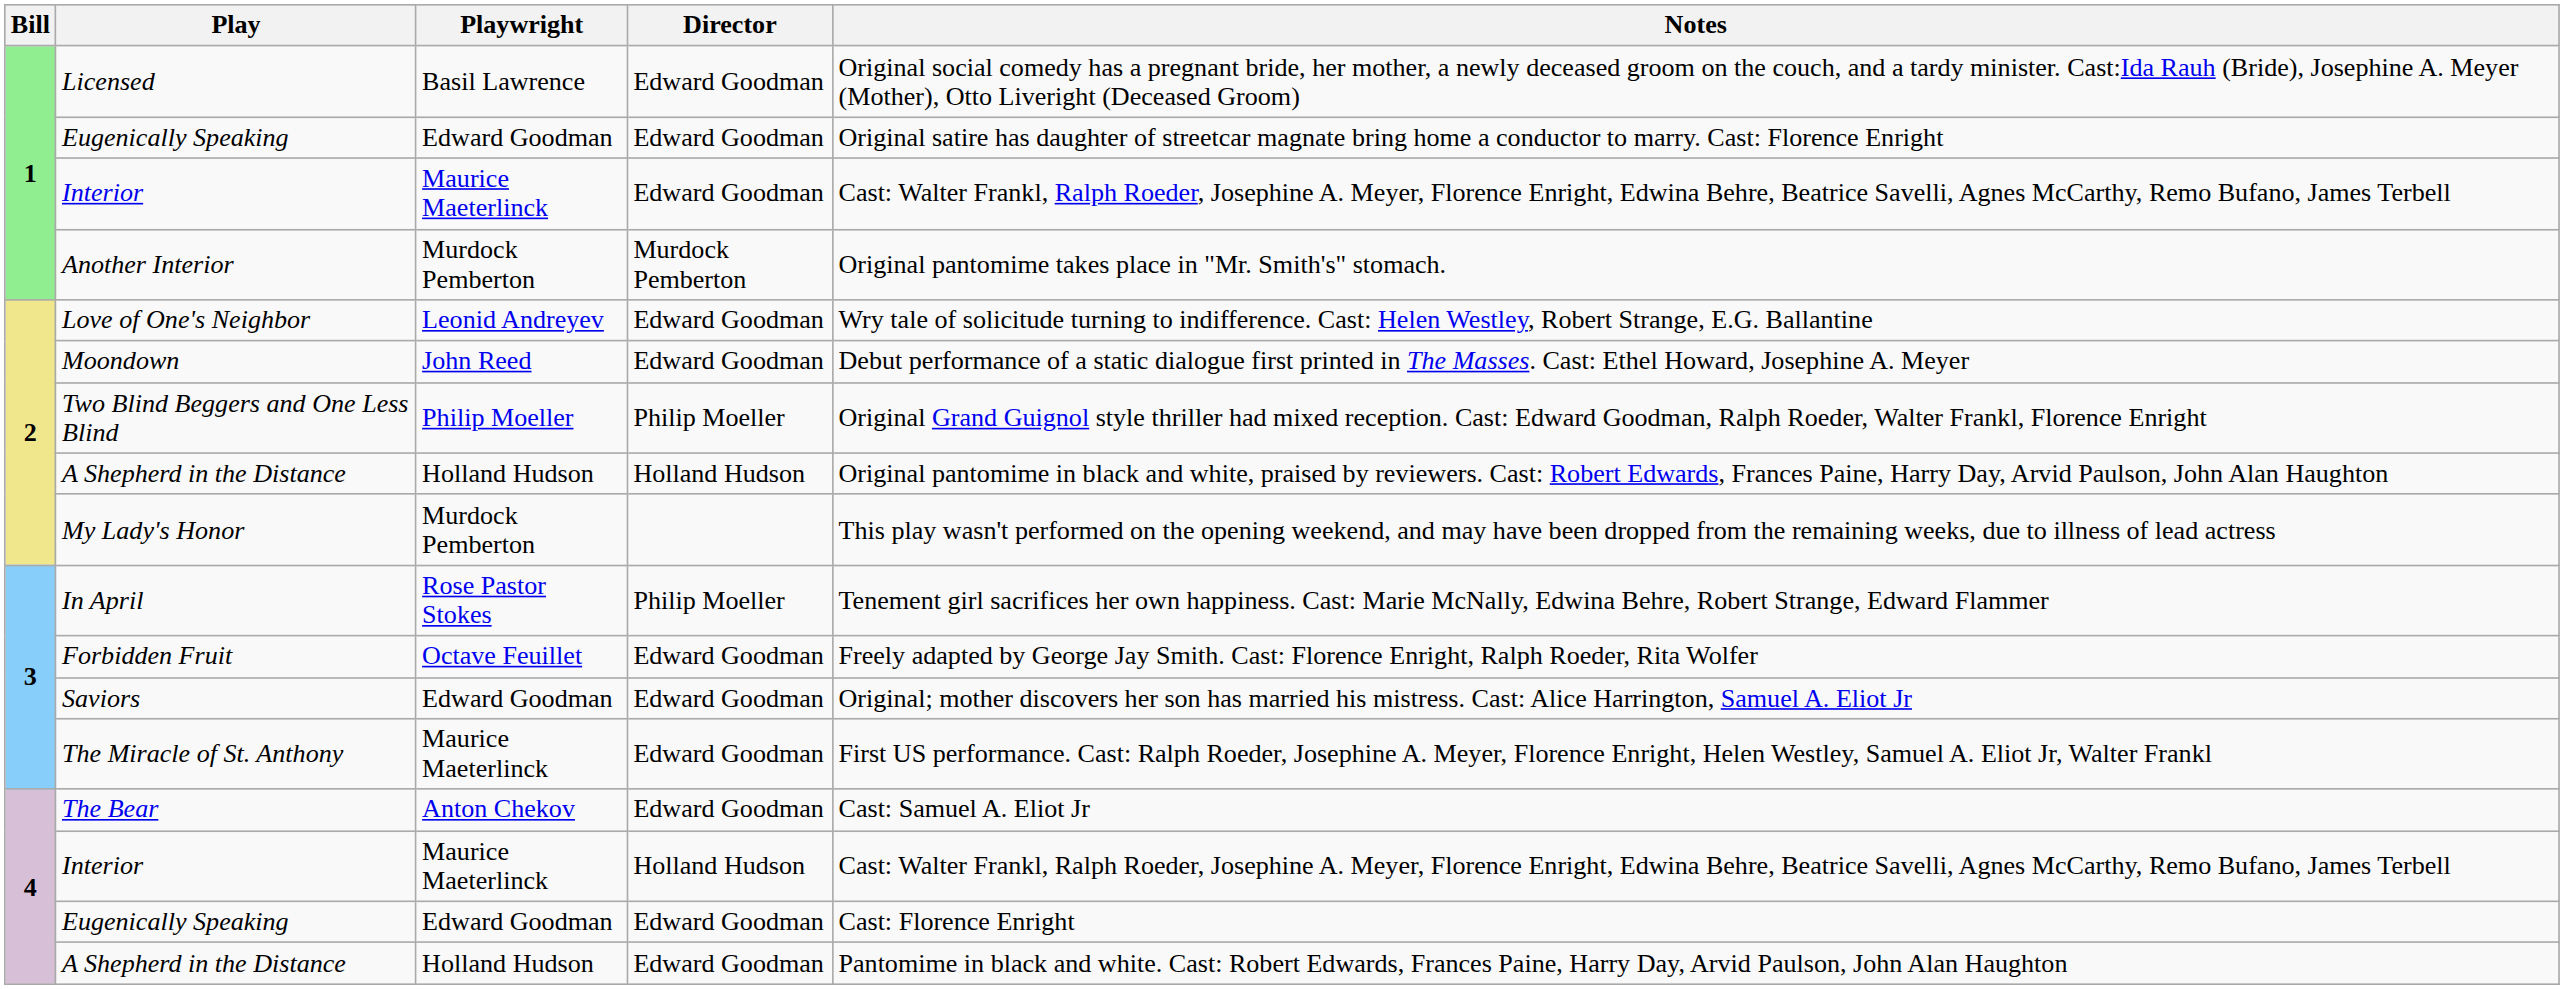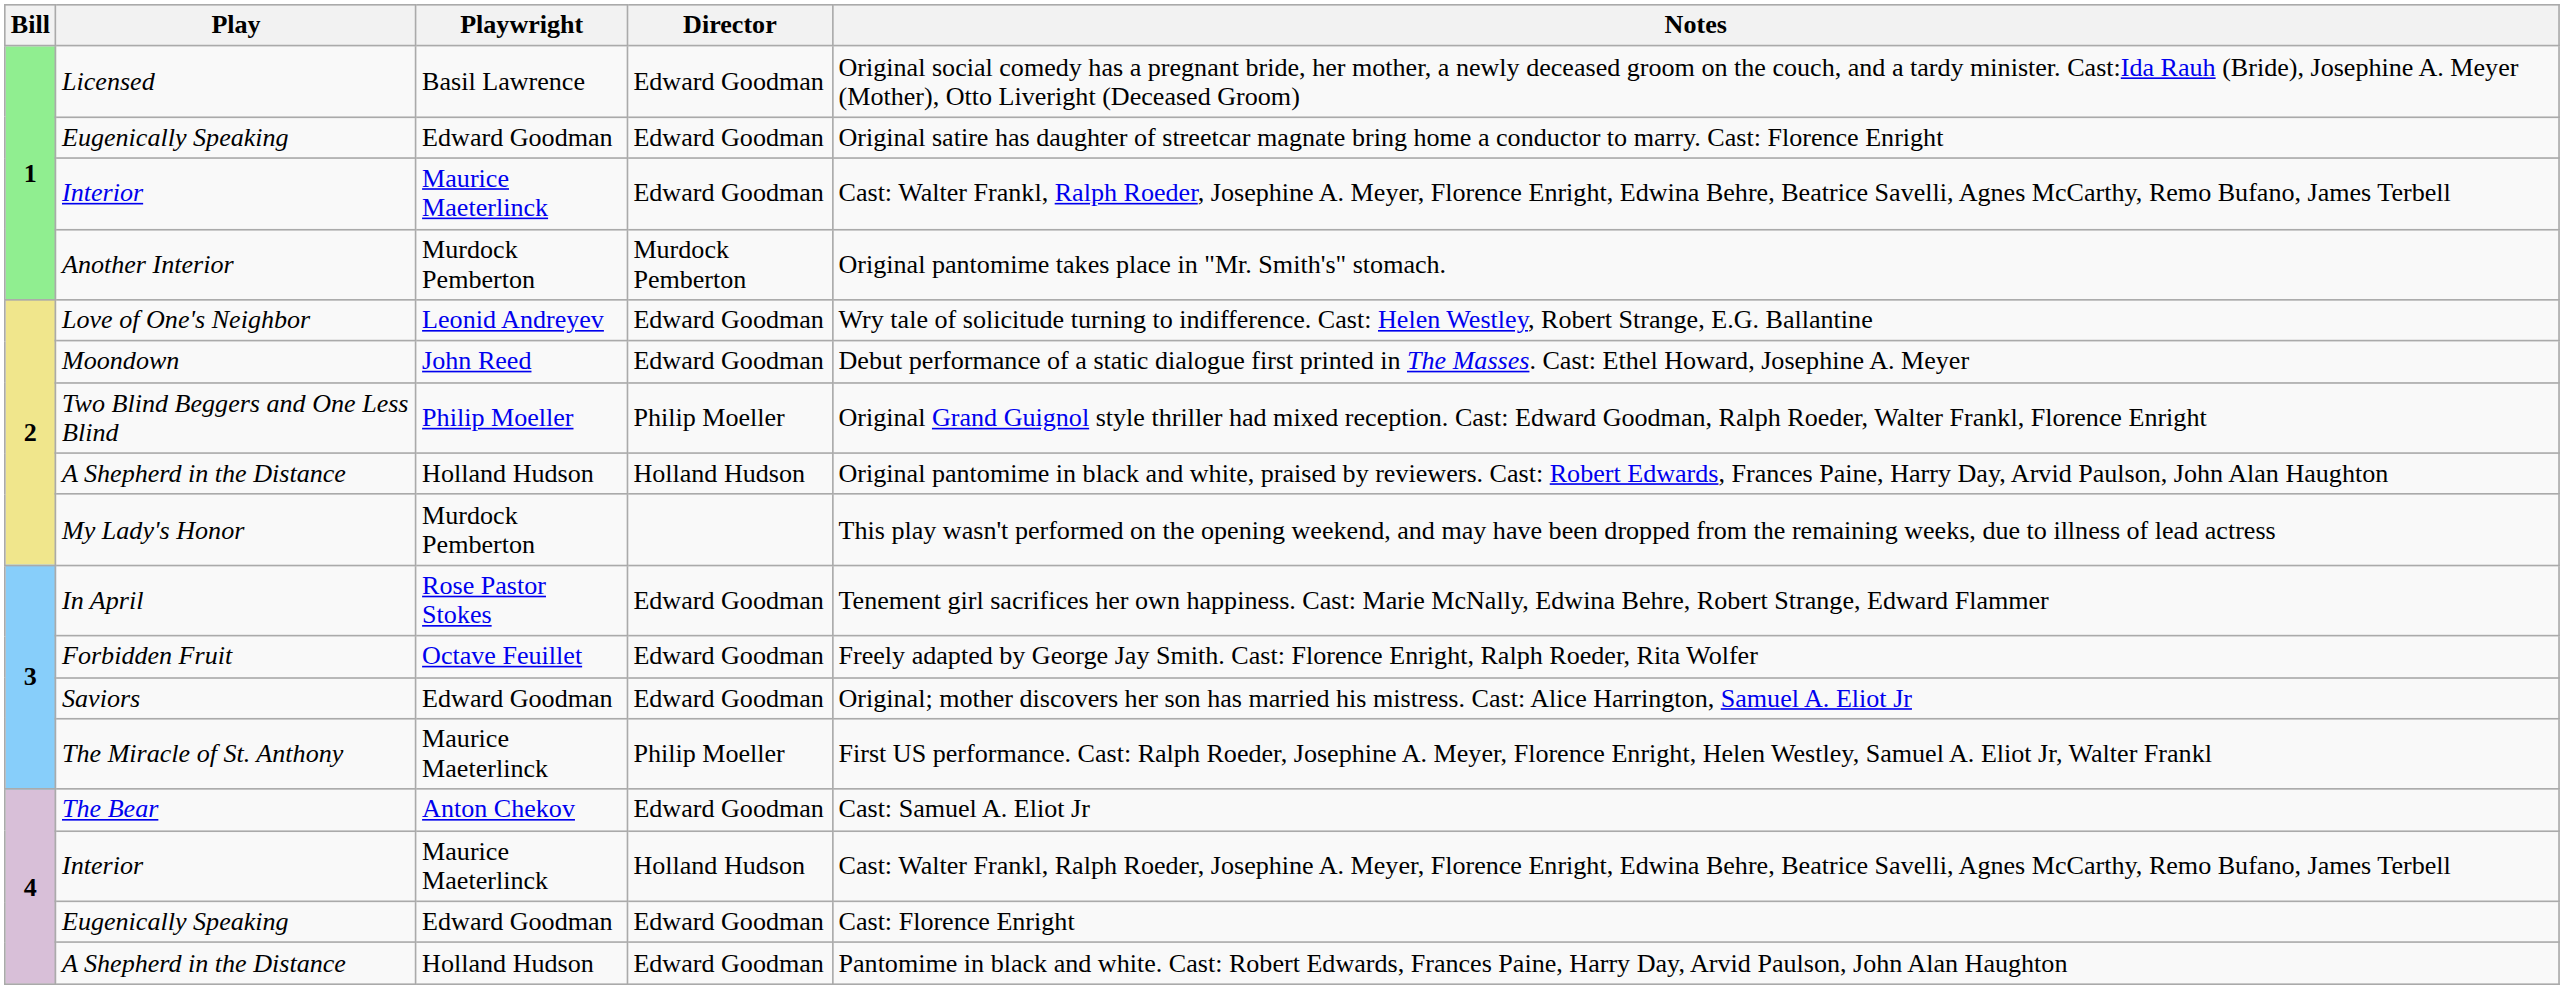(709, 600) Philip Moeller -> (729, 600) Edward Goodman
(729, 753) Edward Goodman -> (709, 753) Philip Moeller
